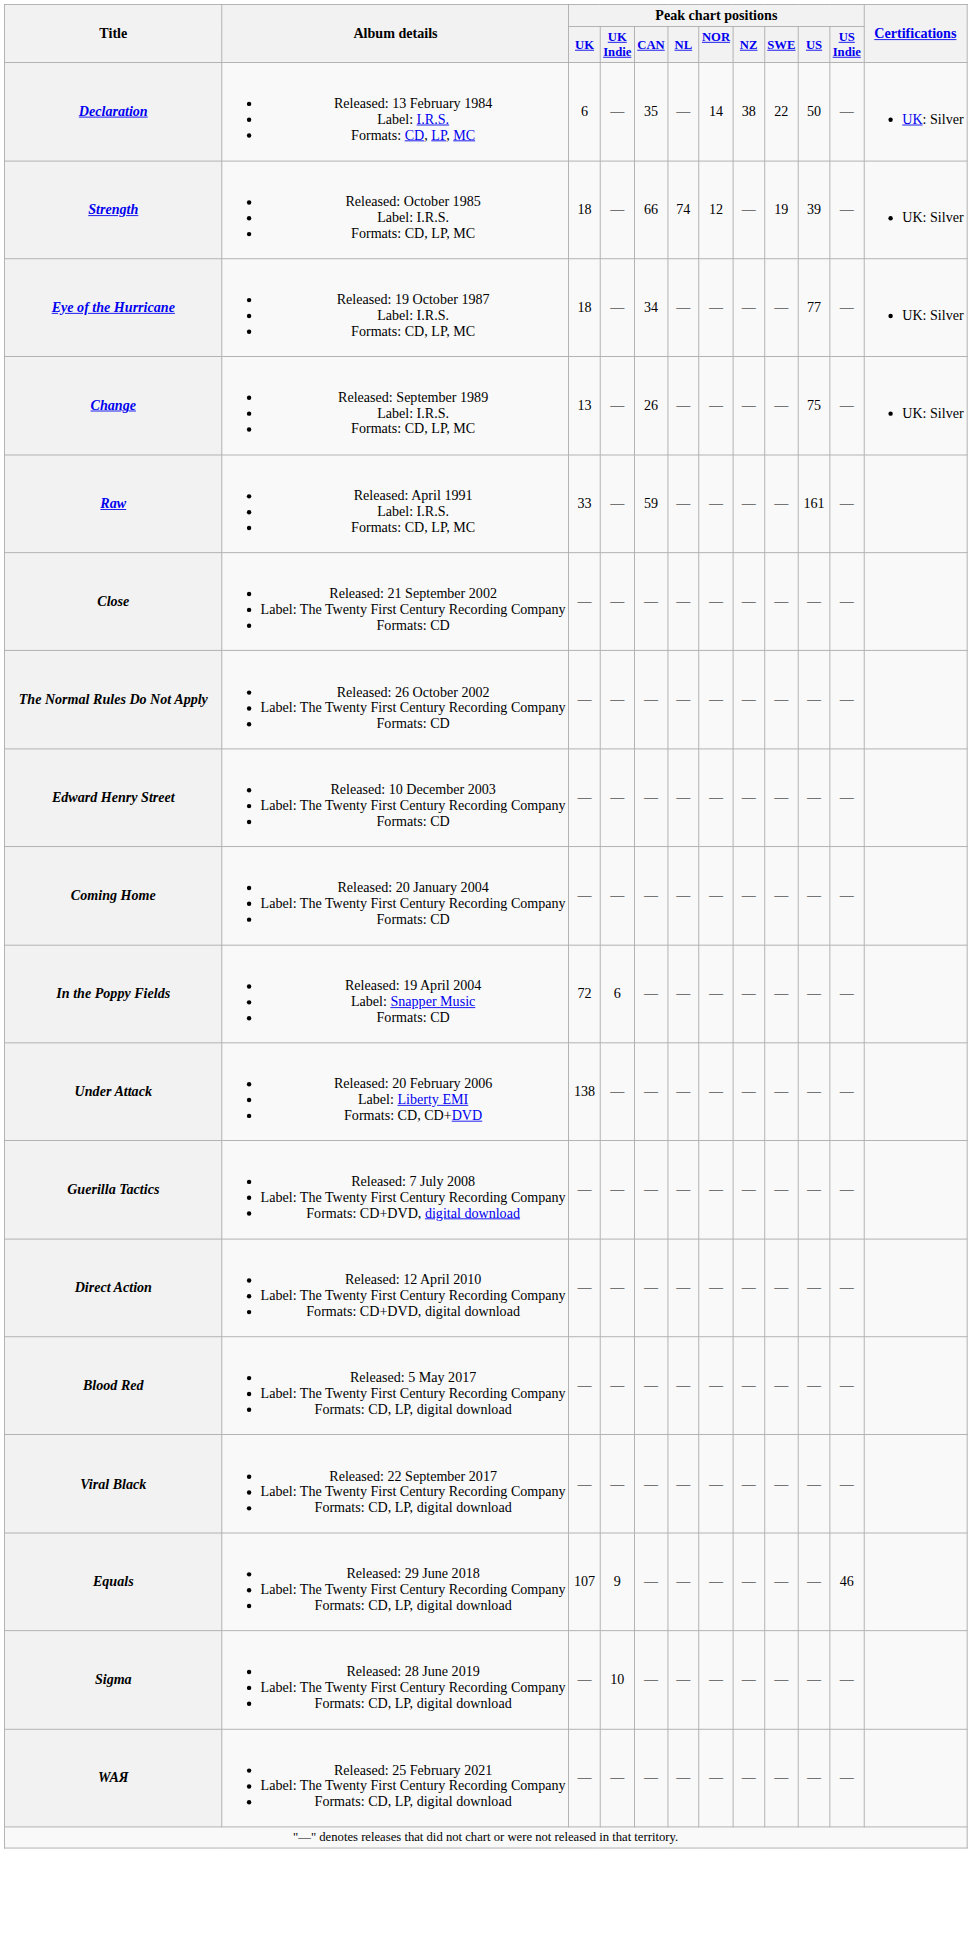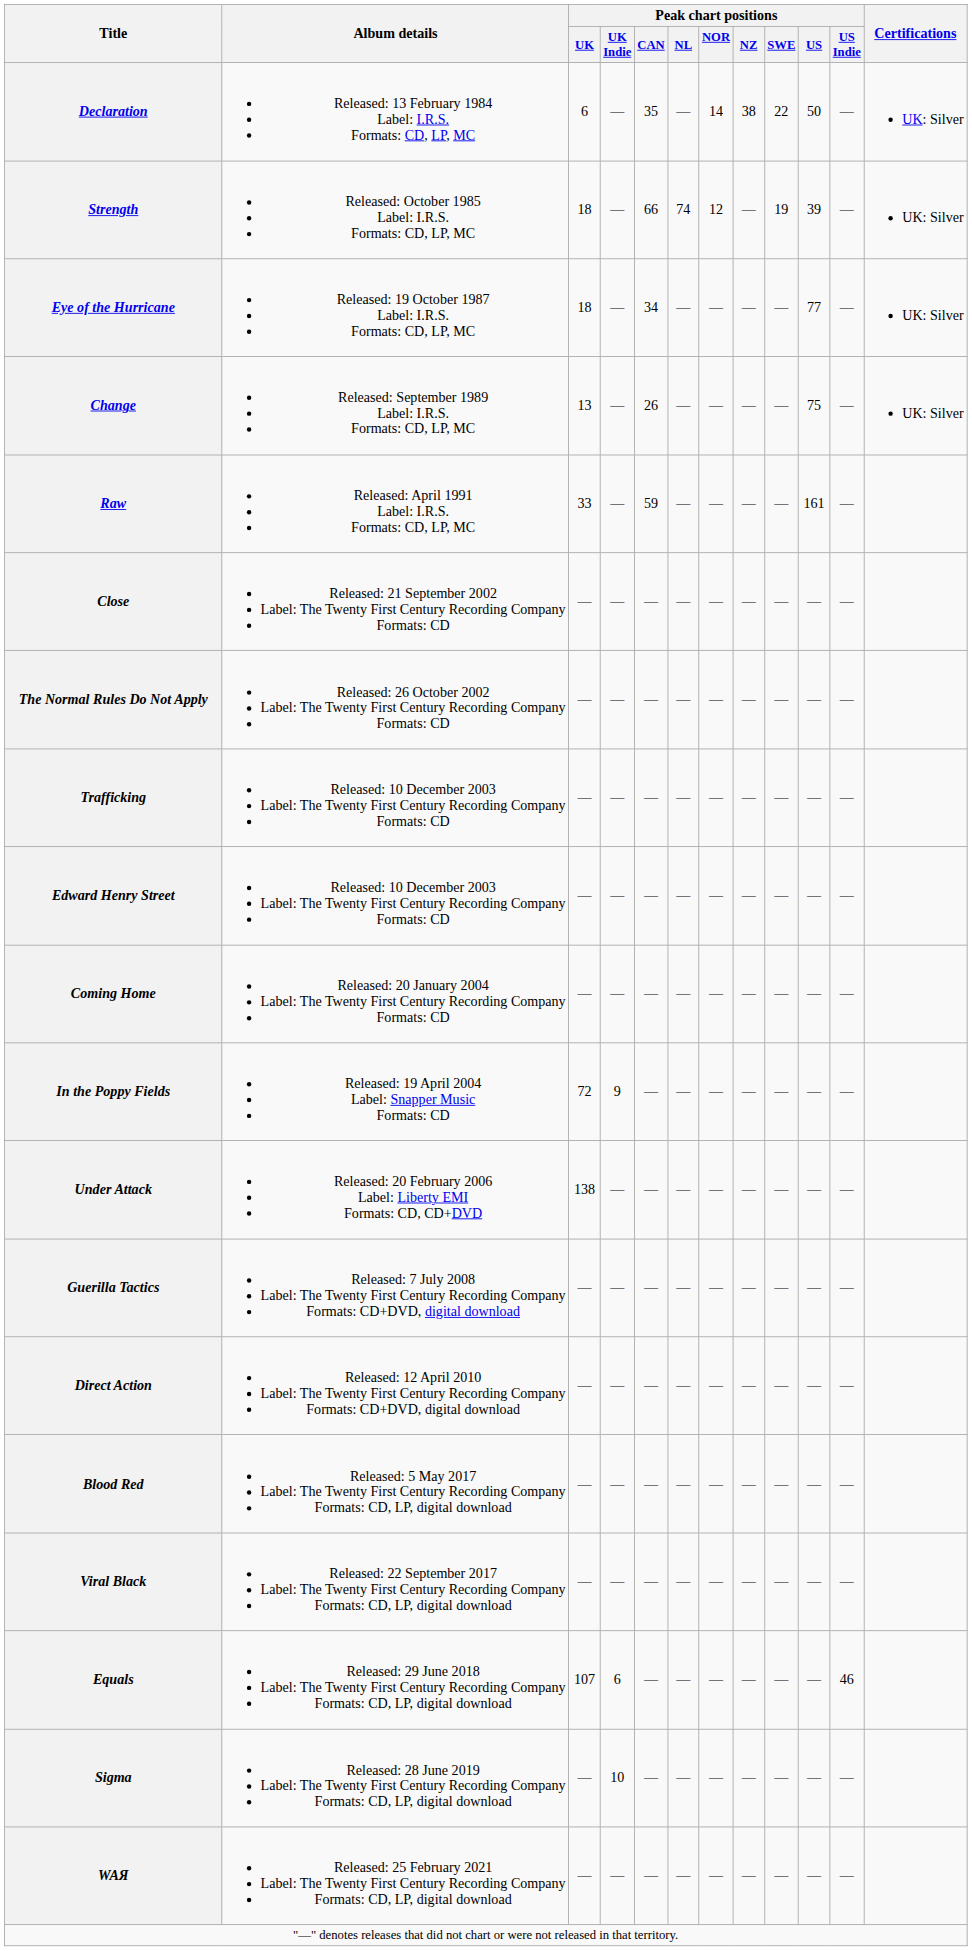+ row: (113, 797)
(617, 993) 6 -> (617, 1091) 9
(617, 1581) 9 -> (617, 1679) 6
